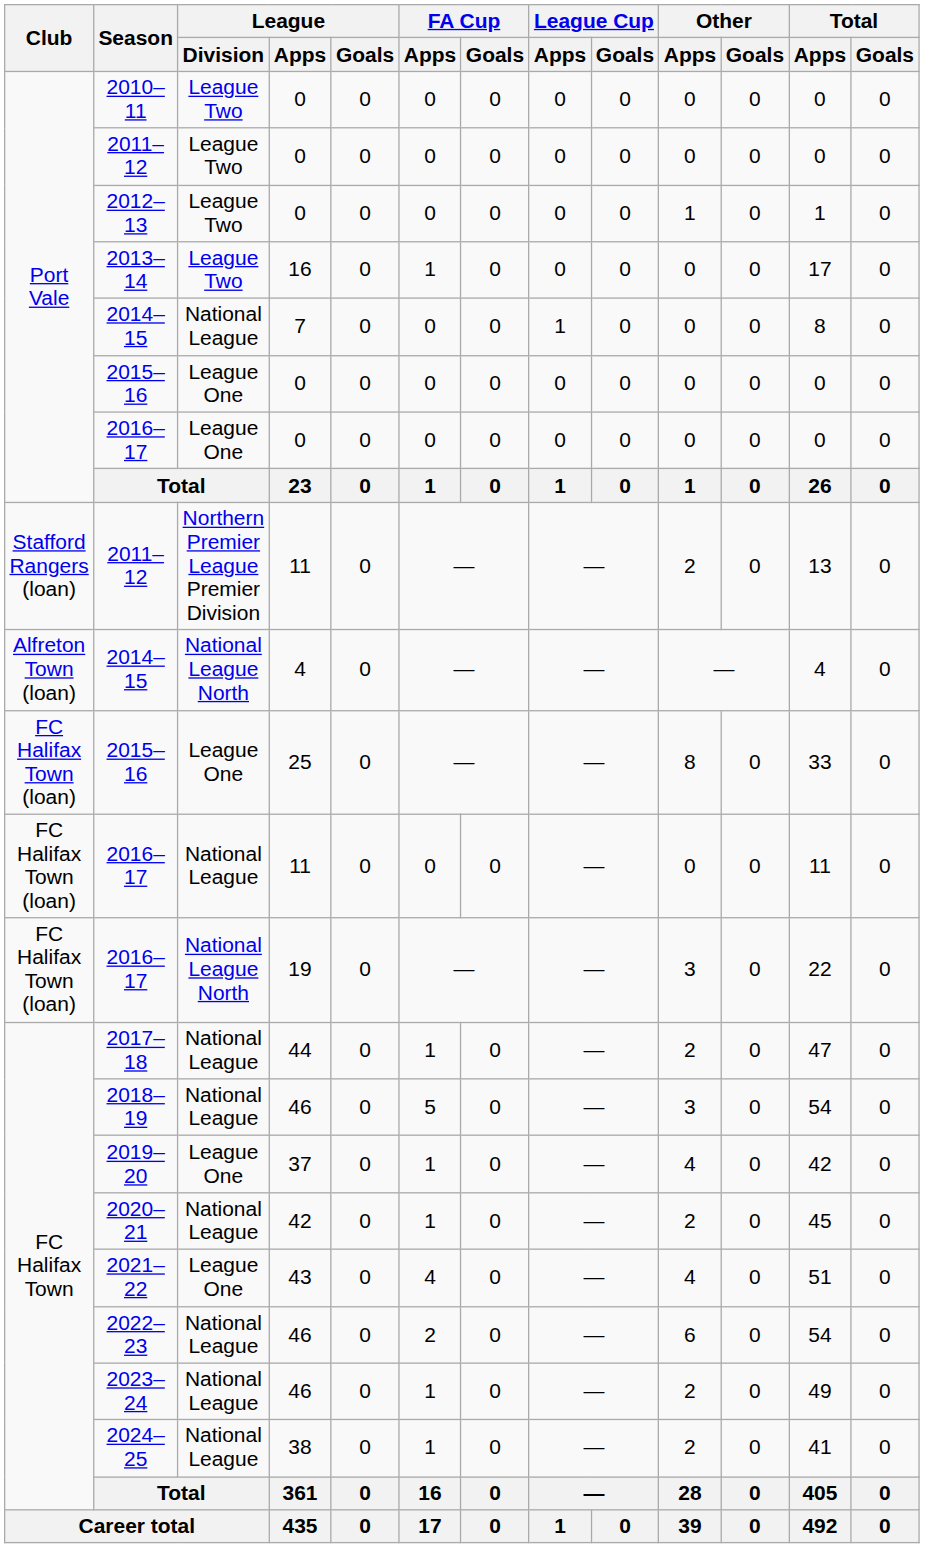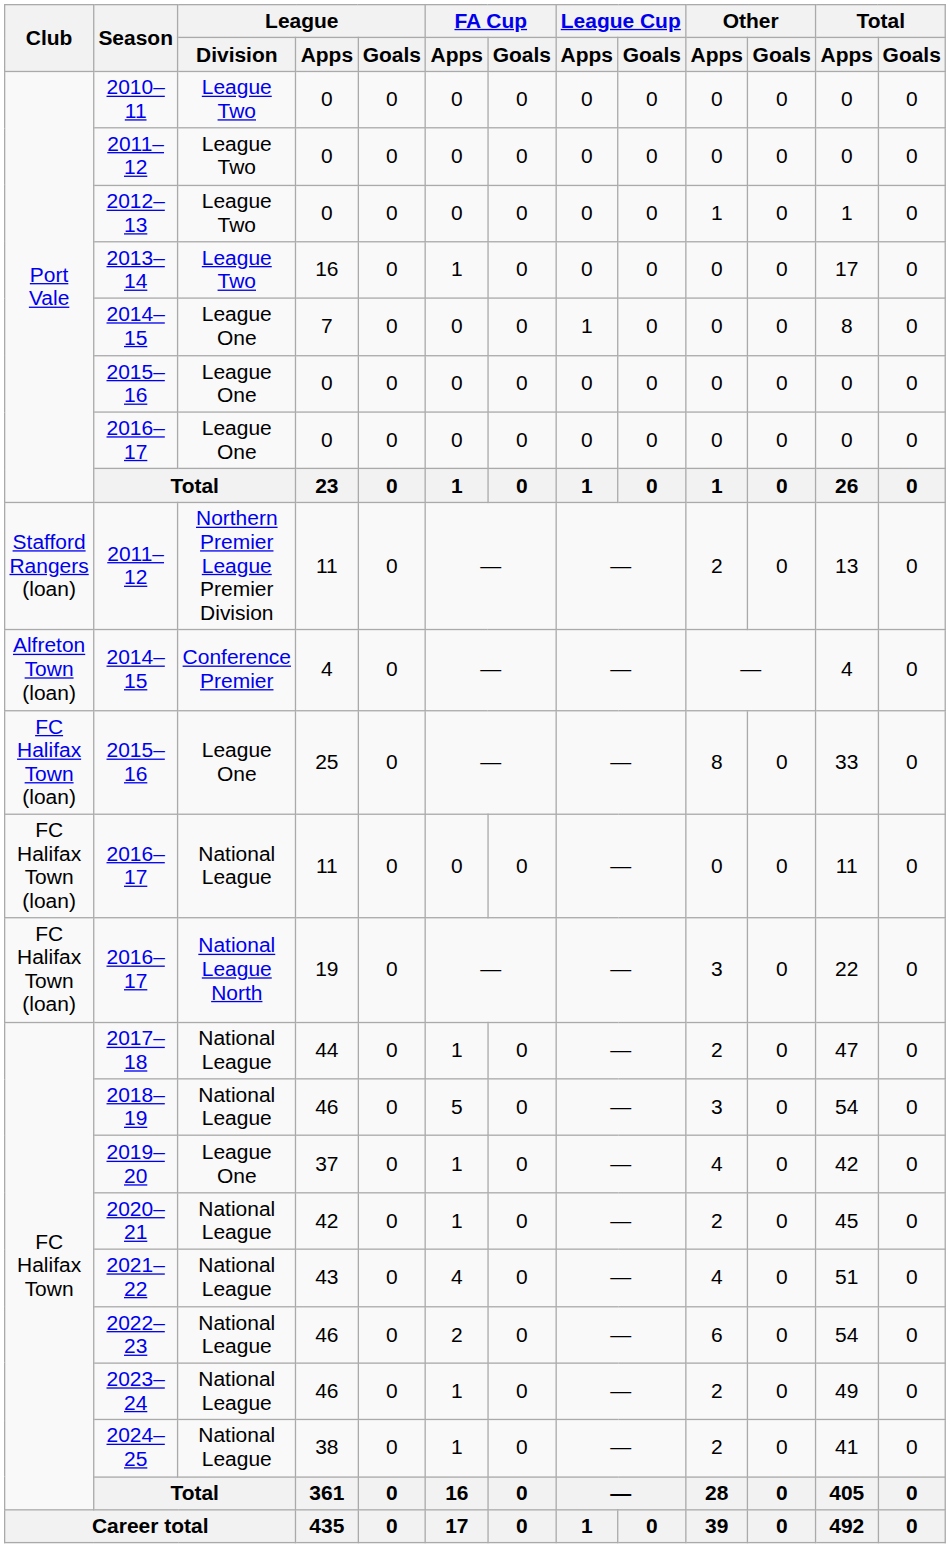(223, 326) National League -> (237, 326) League One
(223, 669) National League North -> (237, 669) Conference Premier
(223, 1277) League One -> (237, 1277) National League
